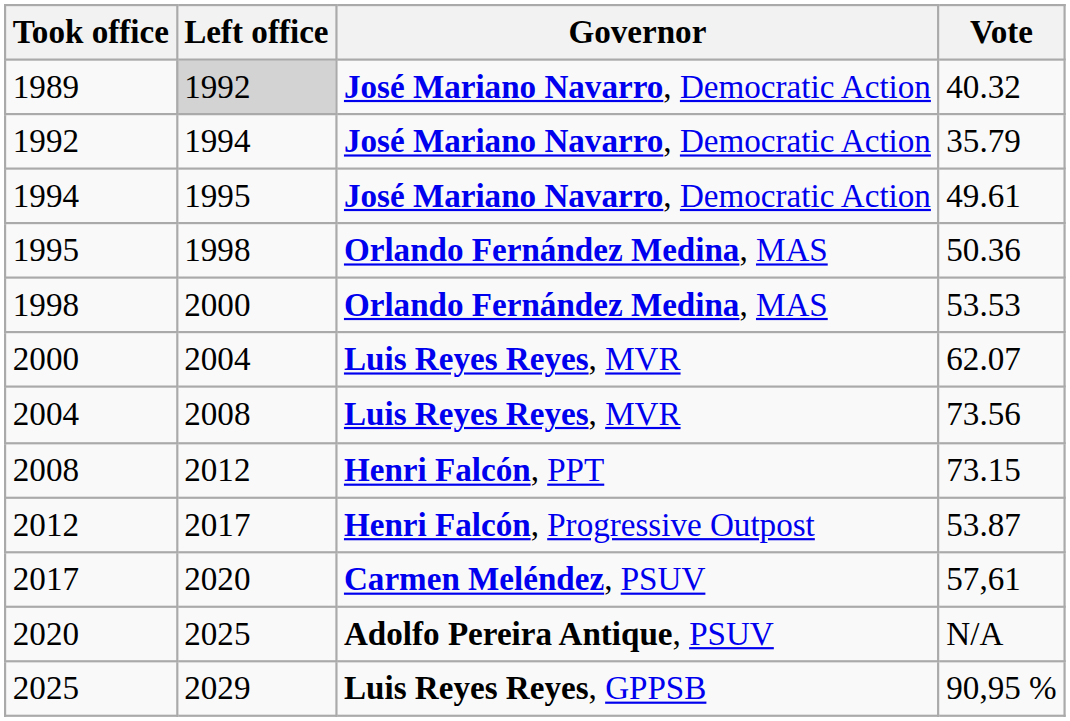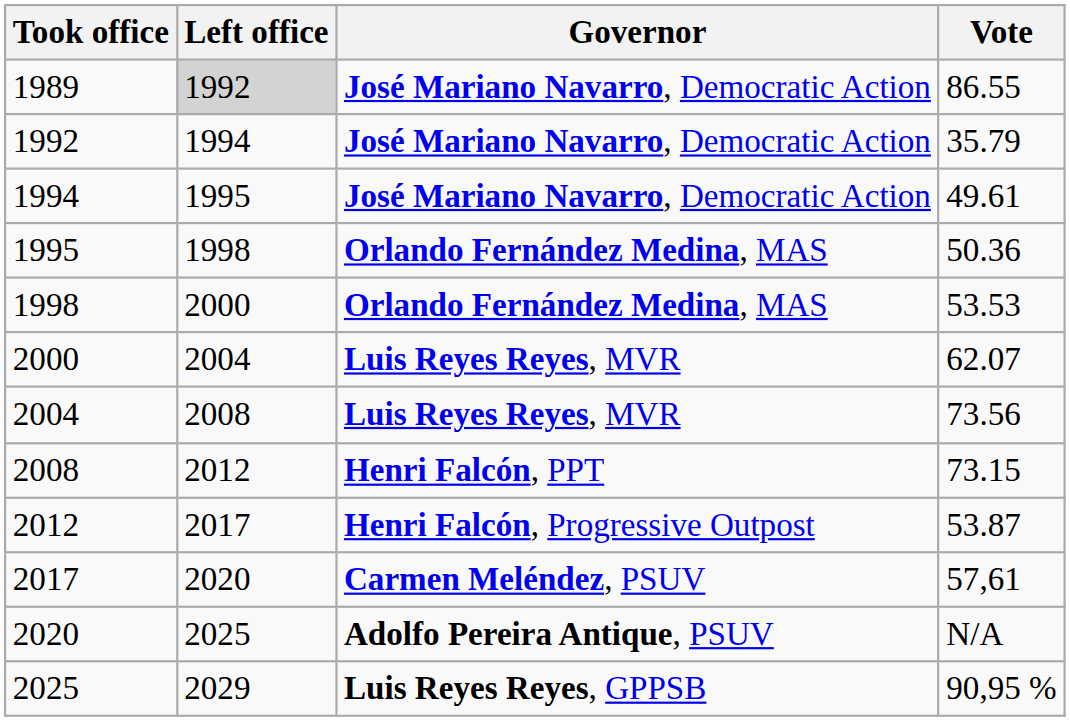(984, 86) 40.32 -> (984, 86) 86.55
